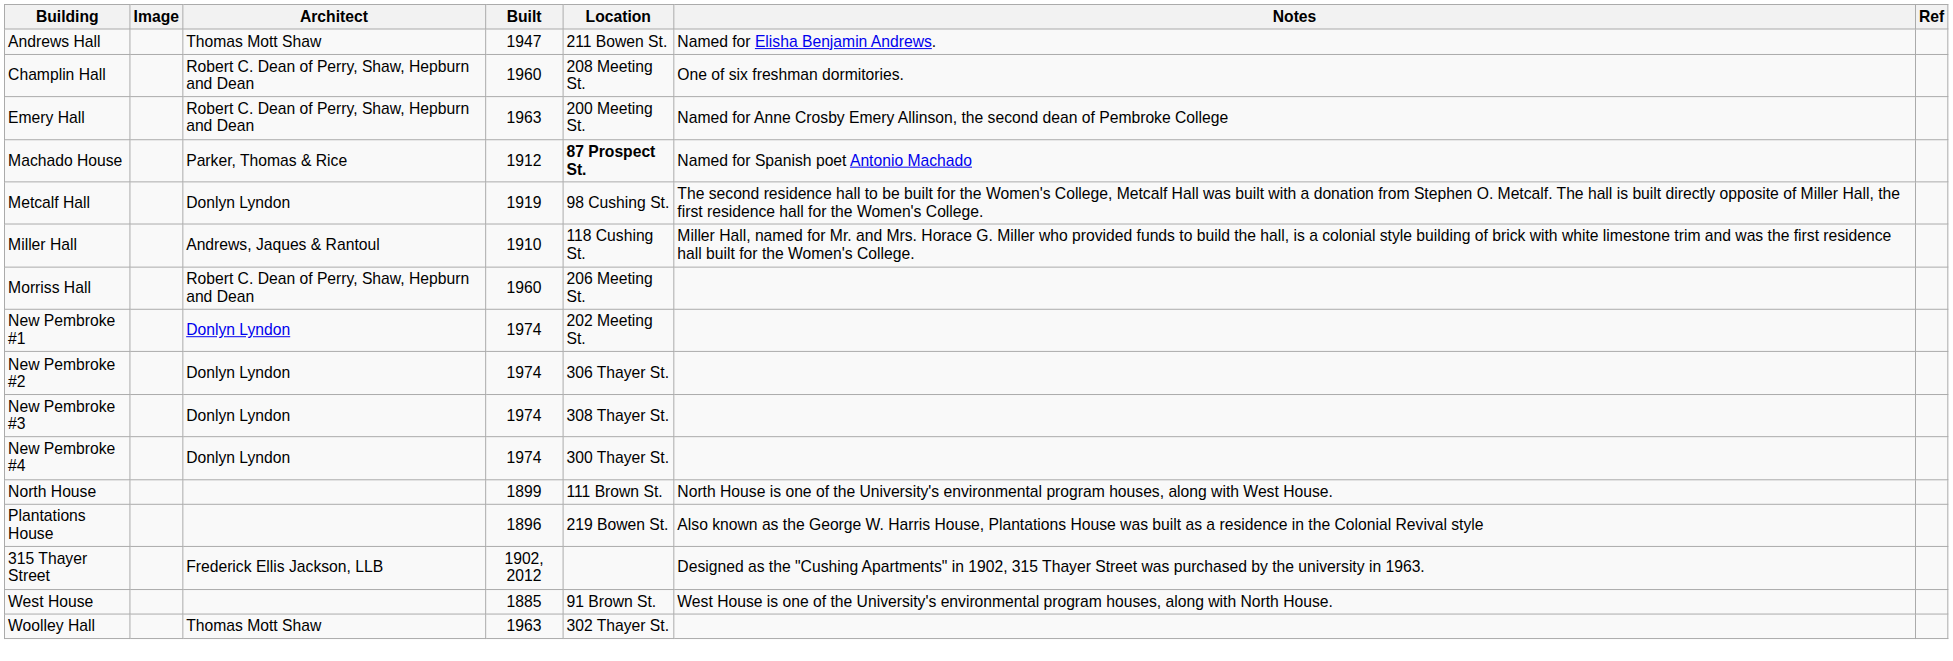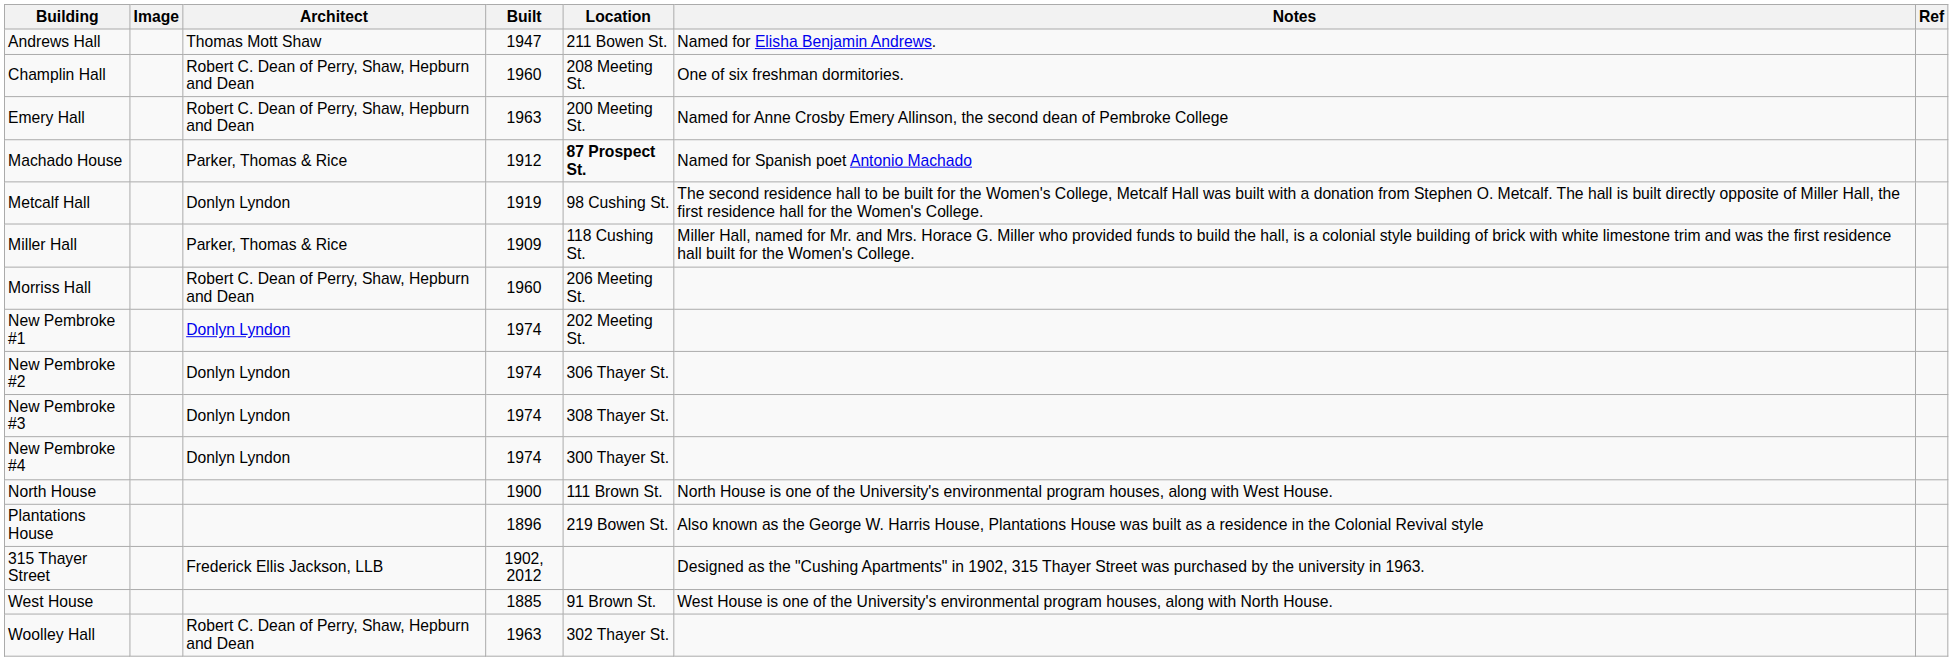(283, 245) Andrews, Jaques & Rantoul -> (267, 245) Parker, Thomas & Rice
(524, 245) 1910 -> (524, 245) 1909
(524, 491) 1899 -> (524, 491) 1900
(254, 626) Thomas Mott Shaw -> (328, 635) Robert C. Dean of Perry, Shaw, Hepburn and Dean
